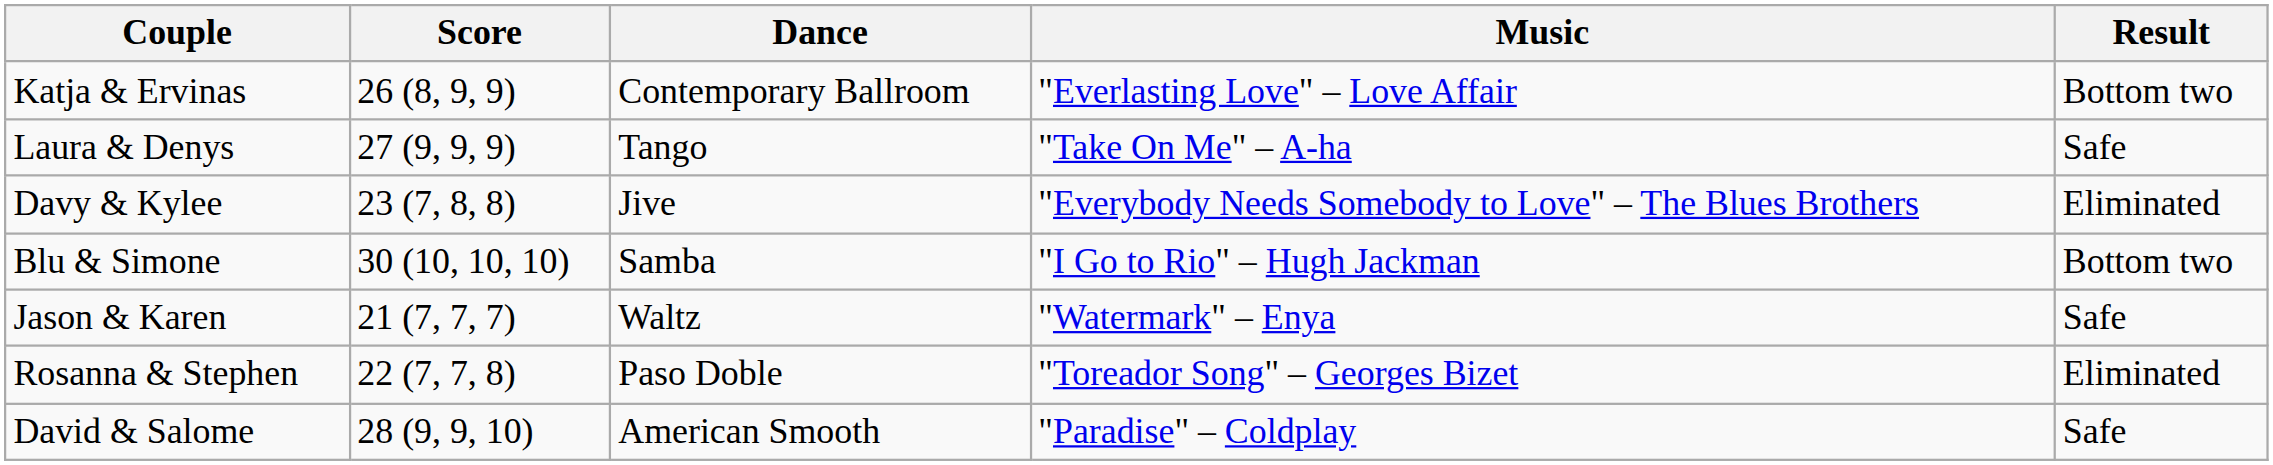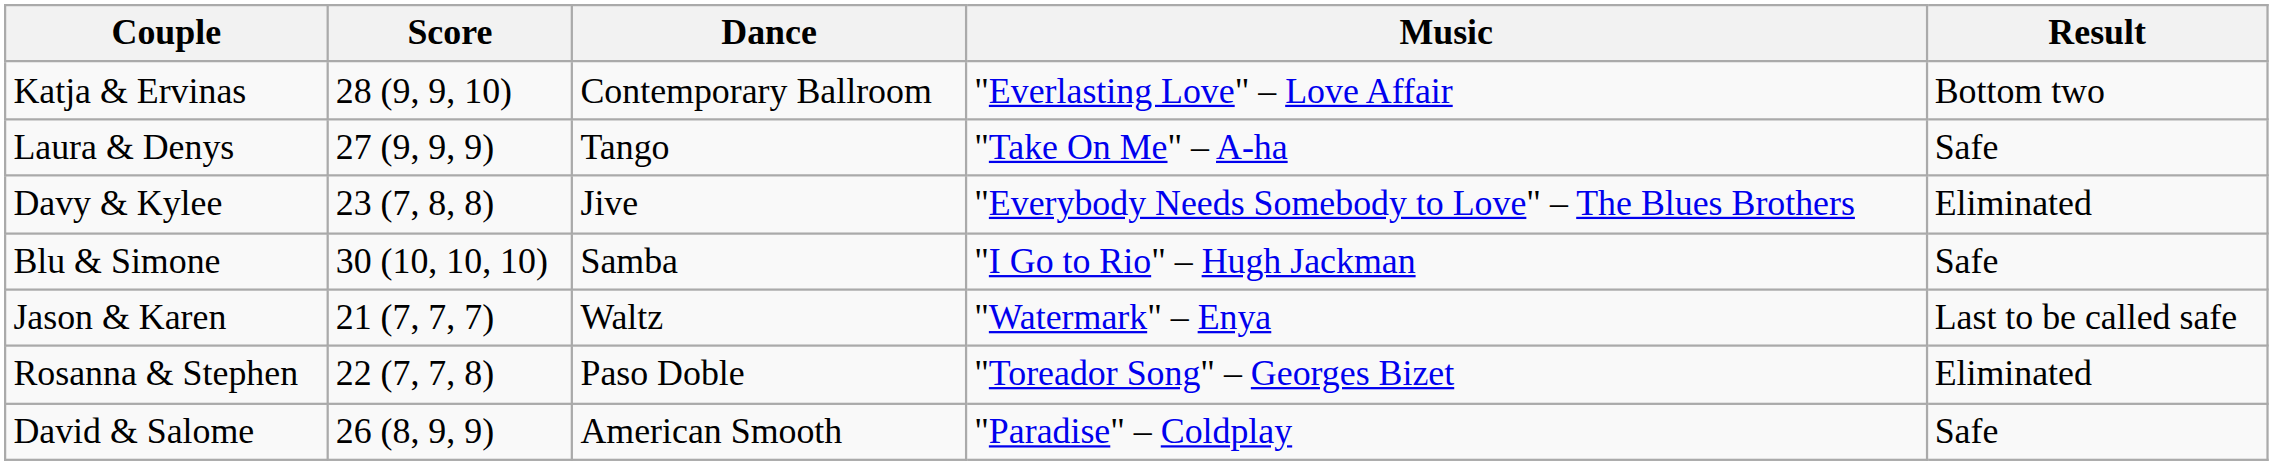(436, 89) 26 (8, 9, 9) -> (424, 89) 28 (9, 9, 10)
(2148, 260) Bottom two -> (1966, 260) Safe
(2095, 317) Safe -> (2086, 317) Last to be called safe
(445, 430) 28 (9, 9, 10) -> (415, 430) 26 (8, 9, 9)
